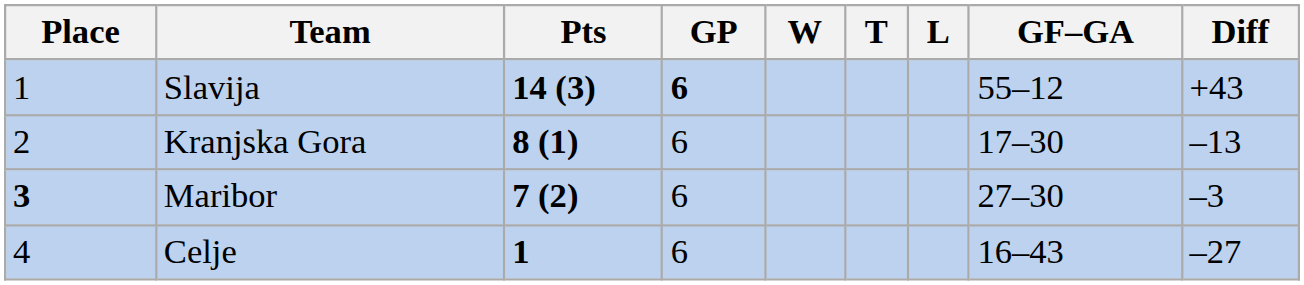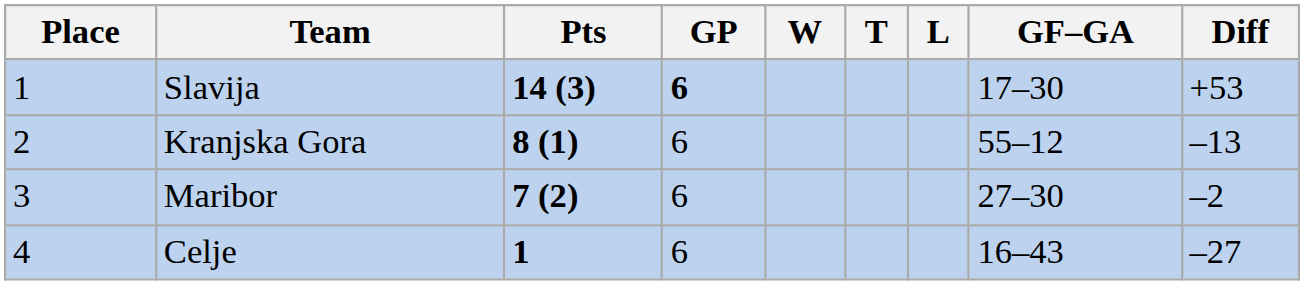(1021, 86) 55–12 -> (1021, 86) 17–30
(1217, 86) +43 -> (1217, 86) +53
(1021, 141) 17–30 -> (1021, 141) 55–12
(22, 196) bold -> (22, 196) normal
(1207, 196) –3 -> (1207, 196) –2
